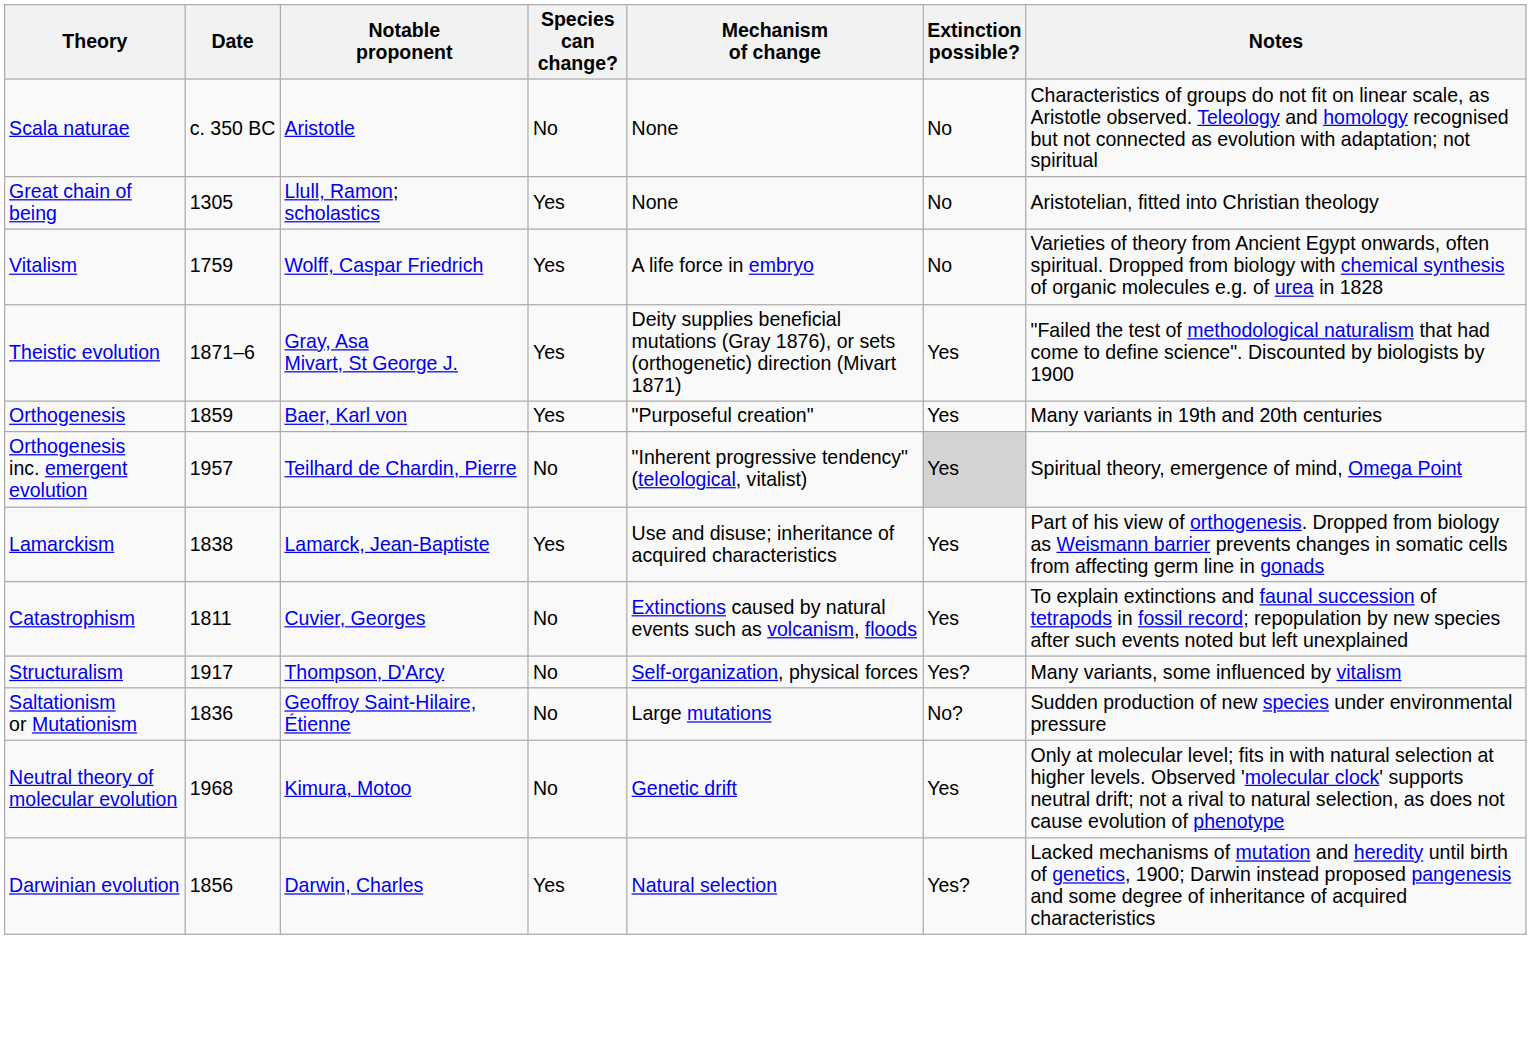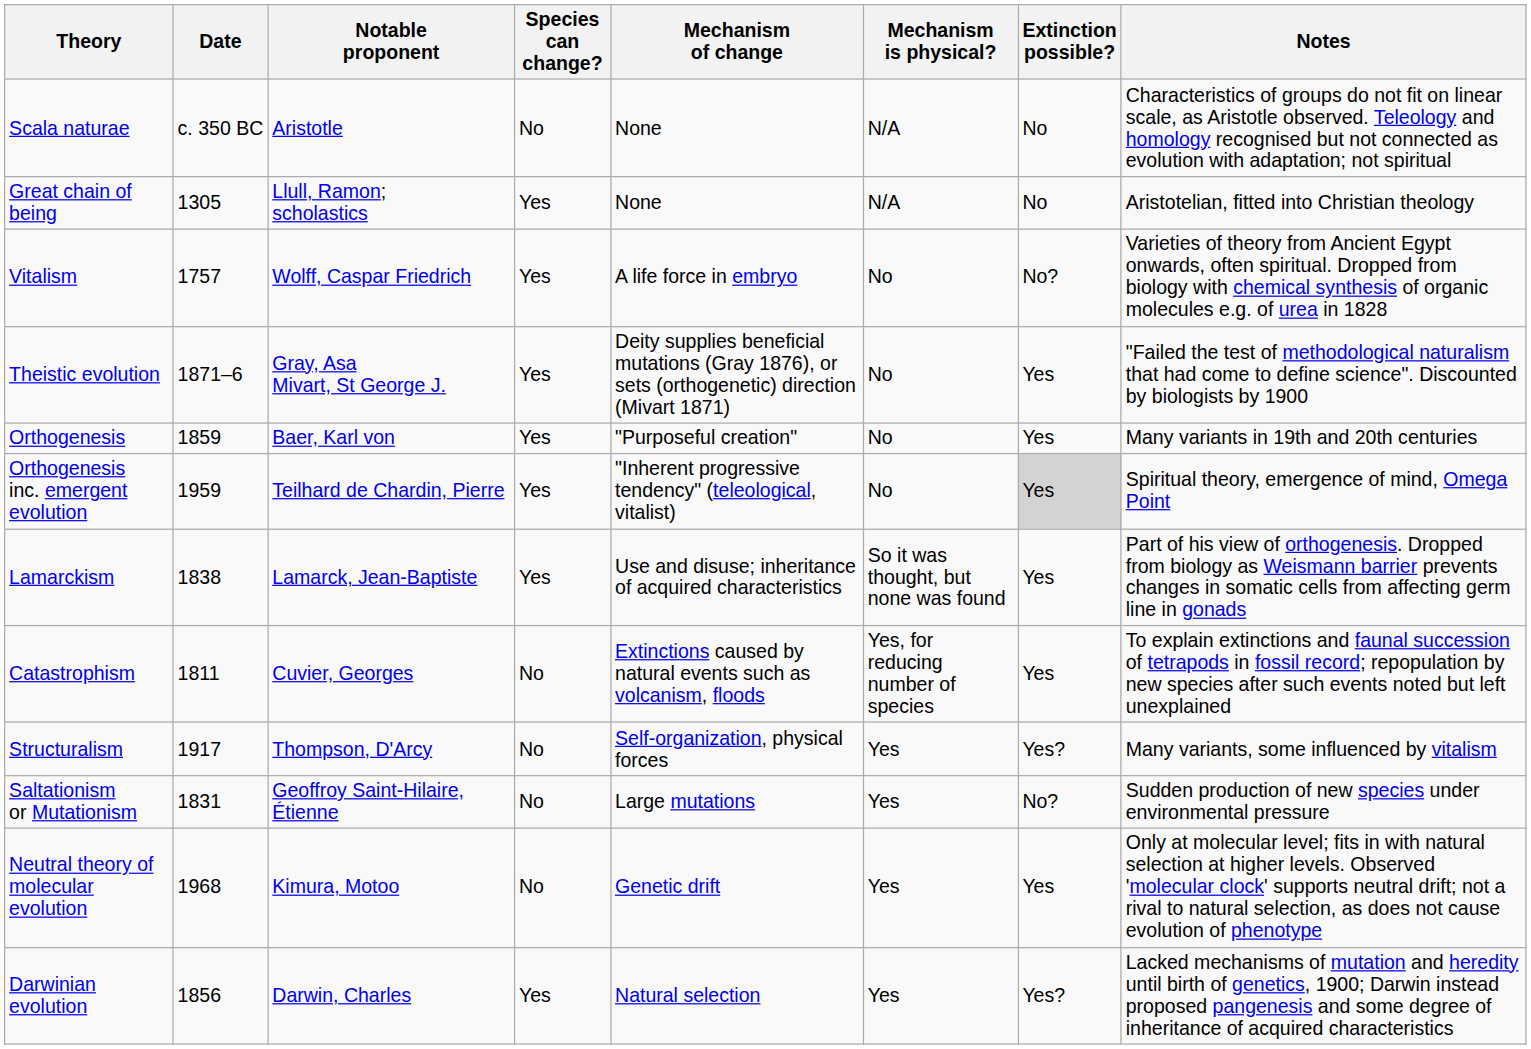+ column: (941, 41)
(211, 266) 1759 -> (199, 277) 1757
(940, 266) No -> (1040, 277) No?
(211, 469) 1957 -> (199, 491) 1959
(545, 469) No -> (535, 491) Yes
(211, 713) 1836 -> (199, 801) 1831
